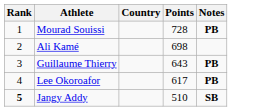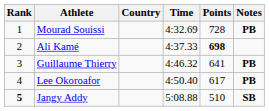+ column: (181, 13)
(180, 47) normal -> (217, 47) bold
(180, 64) 643 -> (217, 64) 641
